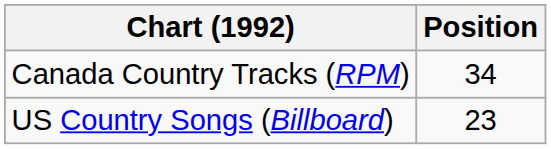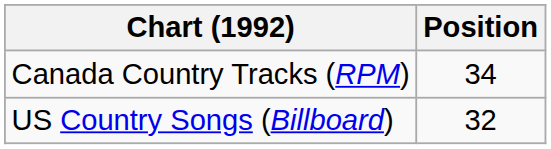(481, 119) 23 -> (481, 119) 32
